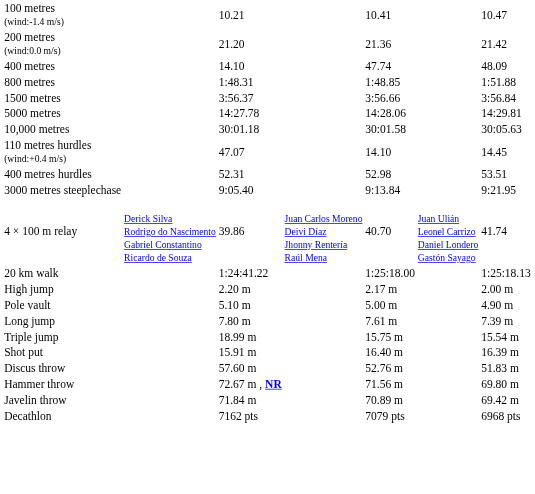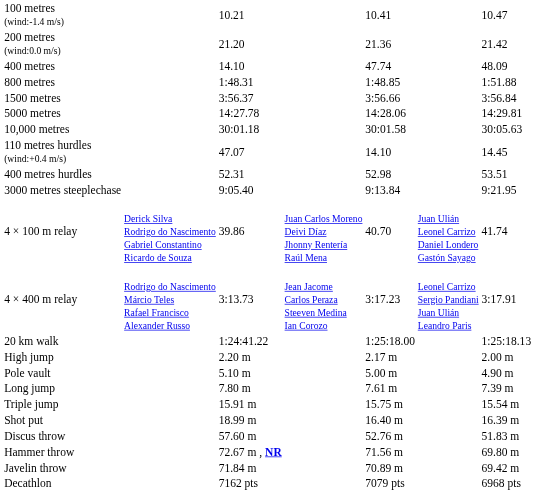+ row: (41, 299)
(238, 337) 18.99 m -> (238, 404) 15.91 m
(238, 352) 15.91 m -> (238, 420) 18.99 m
